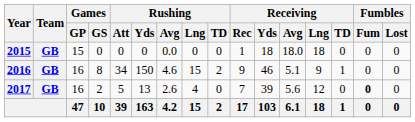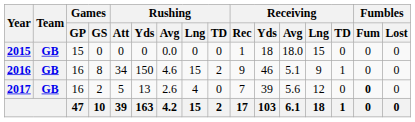(319, 51) 18 -> (319, 51) 15
